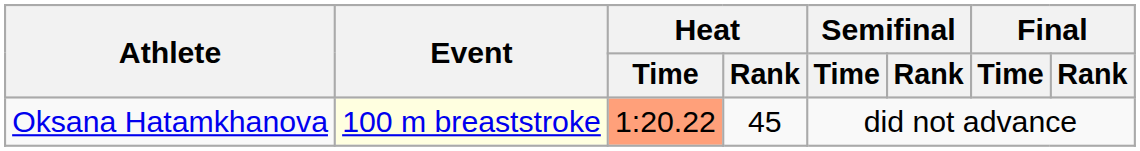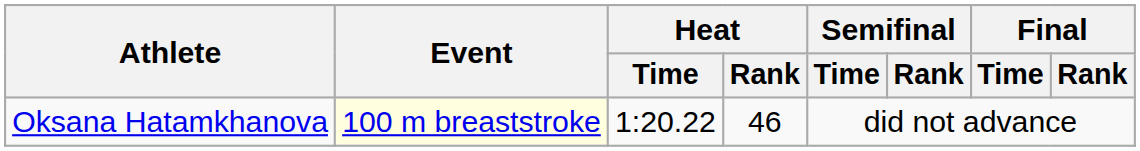(665, 122) lightsalmon background -> (665, 122) no background
(765, 122) 45 -> (765, 122) 46
